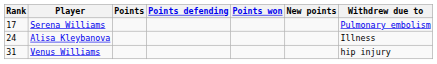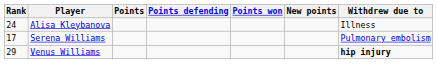rows swapped: (68, 25) <-> (70, 38)
(11, 52) 31 -> (11, 52) 29
(366, 52) normal -> (366, 52) bold
